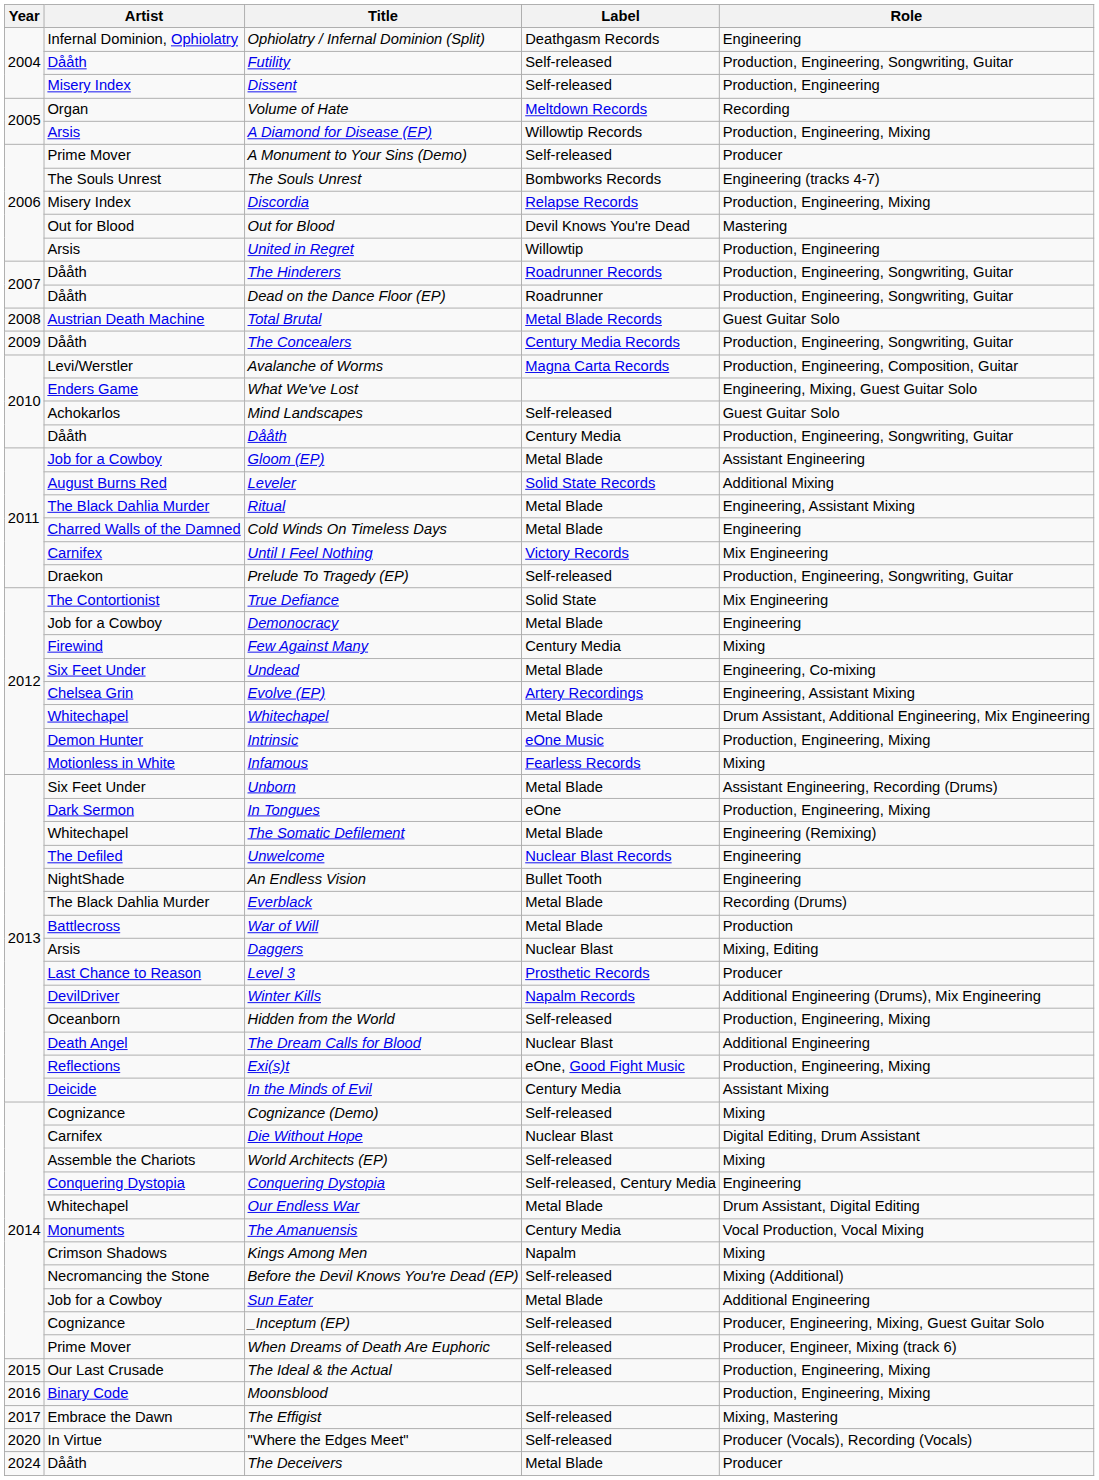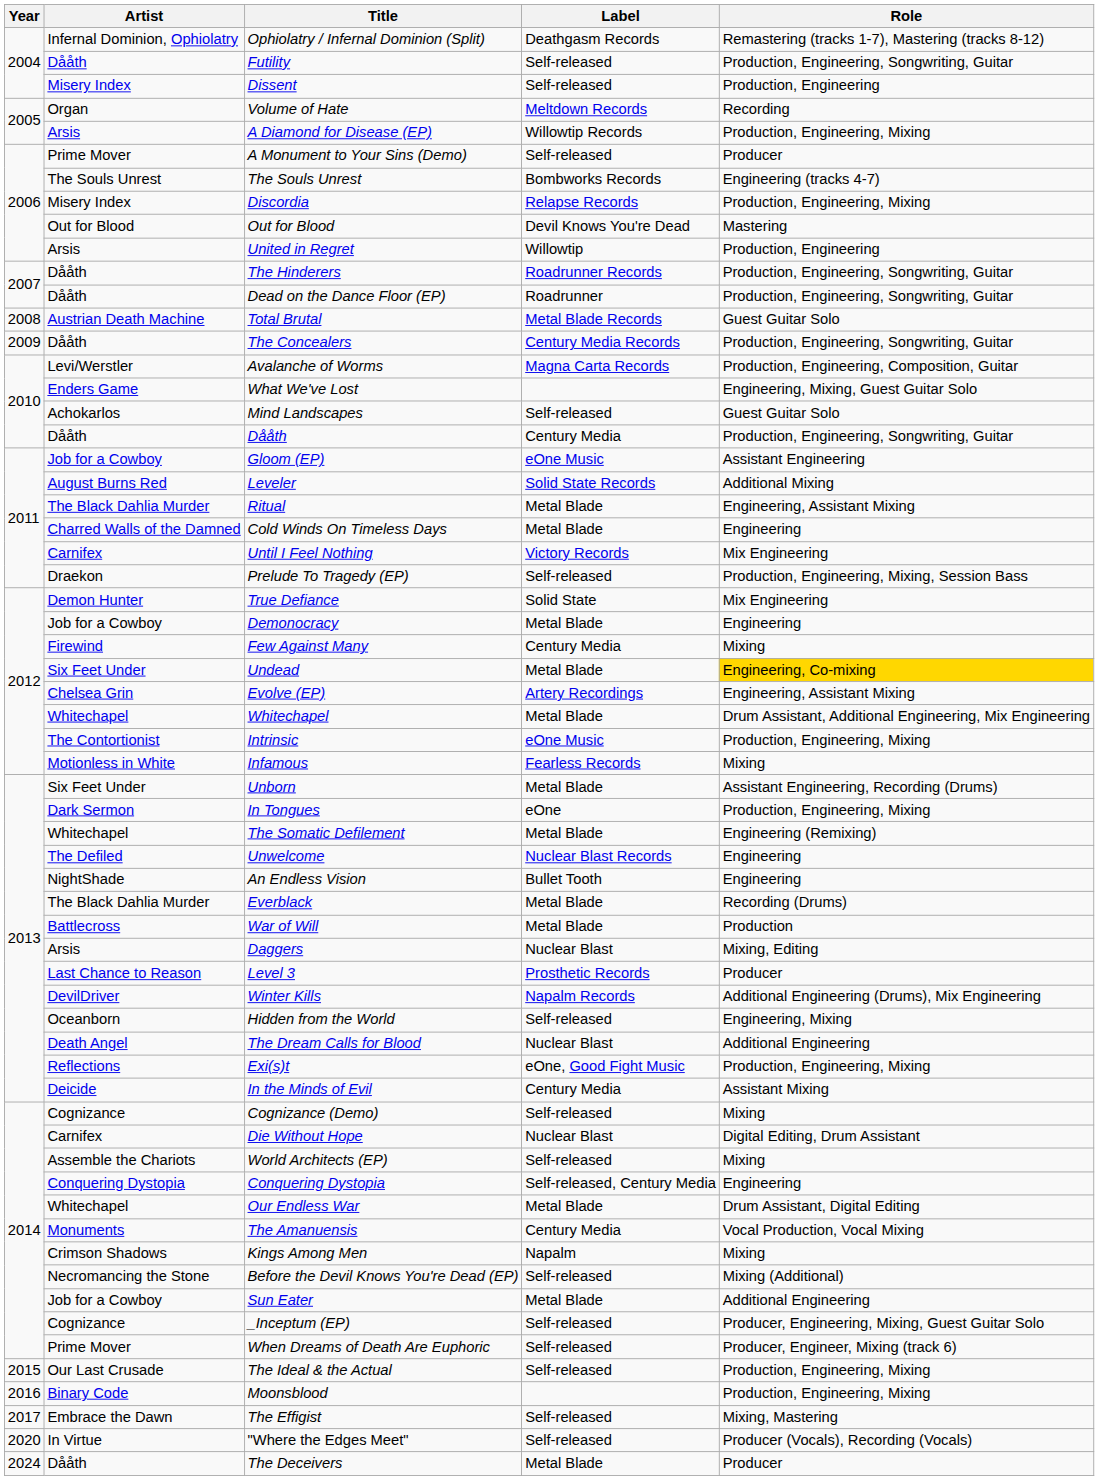(762, 39) Engineering -> (883, 39) Remastering (tracks 1-7), Mastering (tracks 8-12)
(564, 459) Metal Blade -> (564, 459) eOne Music
(868, 576) Production, Engineering, Songwriting, Guitar -> (875, 576) Production, Engineering, Mixing, Session Bass
(103, 599) The Contortionist -> (95, 599) Demon Hunter
(799, 669) no background -> (799, 669) gold background
(95, 739) Demon Hunter -> (103, 739) The Contortionist
(827, 1020) Production, Engineering, Mixing -> (787, 1020) Engineering, Mixing
